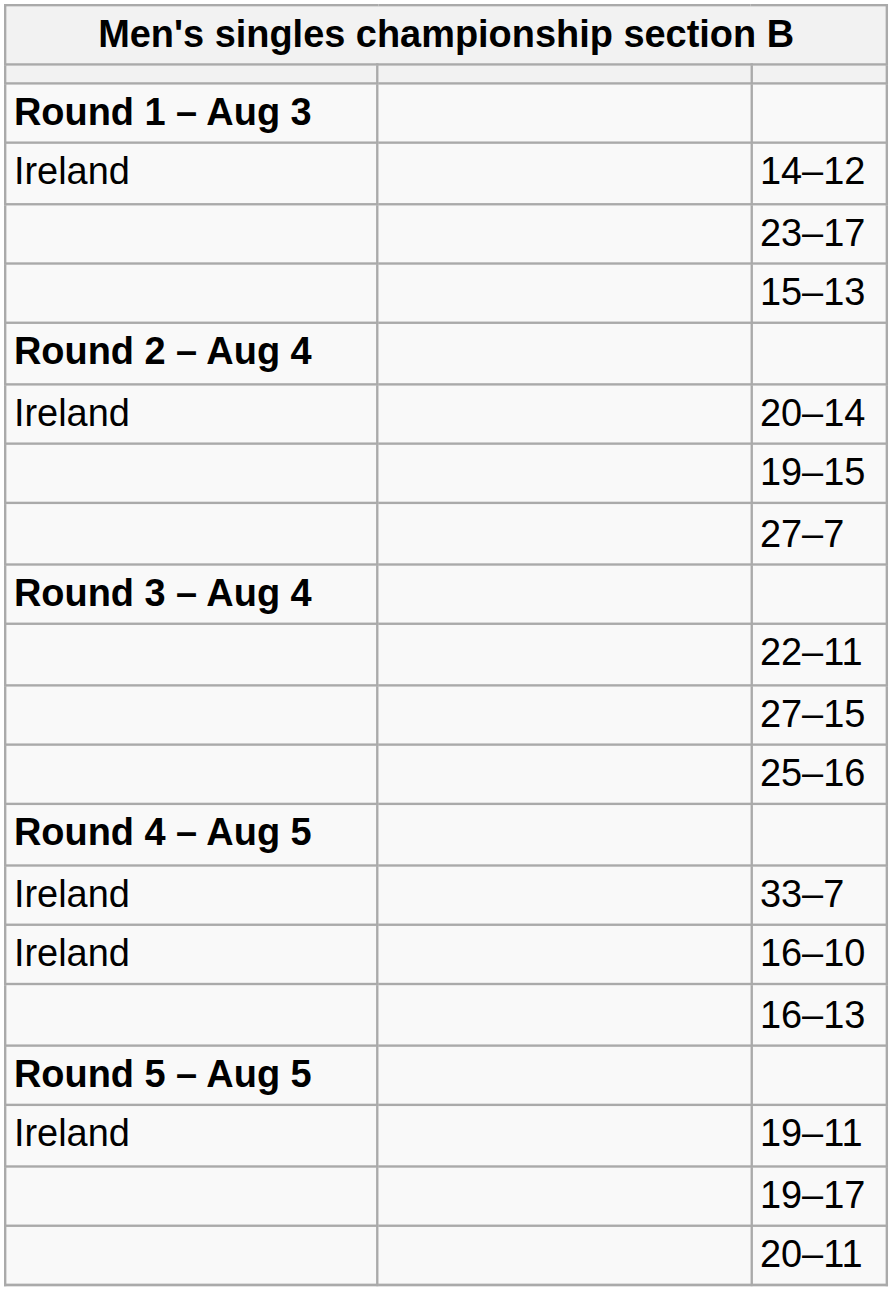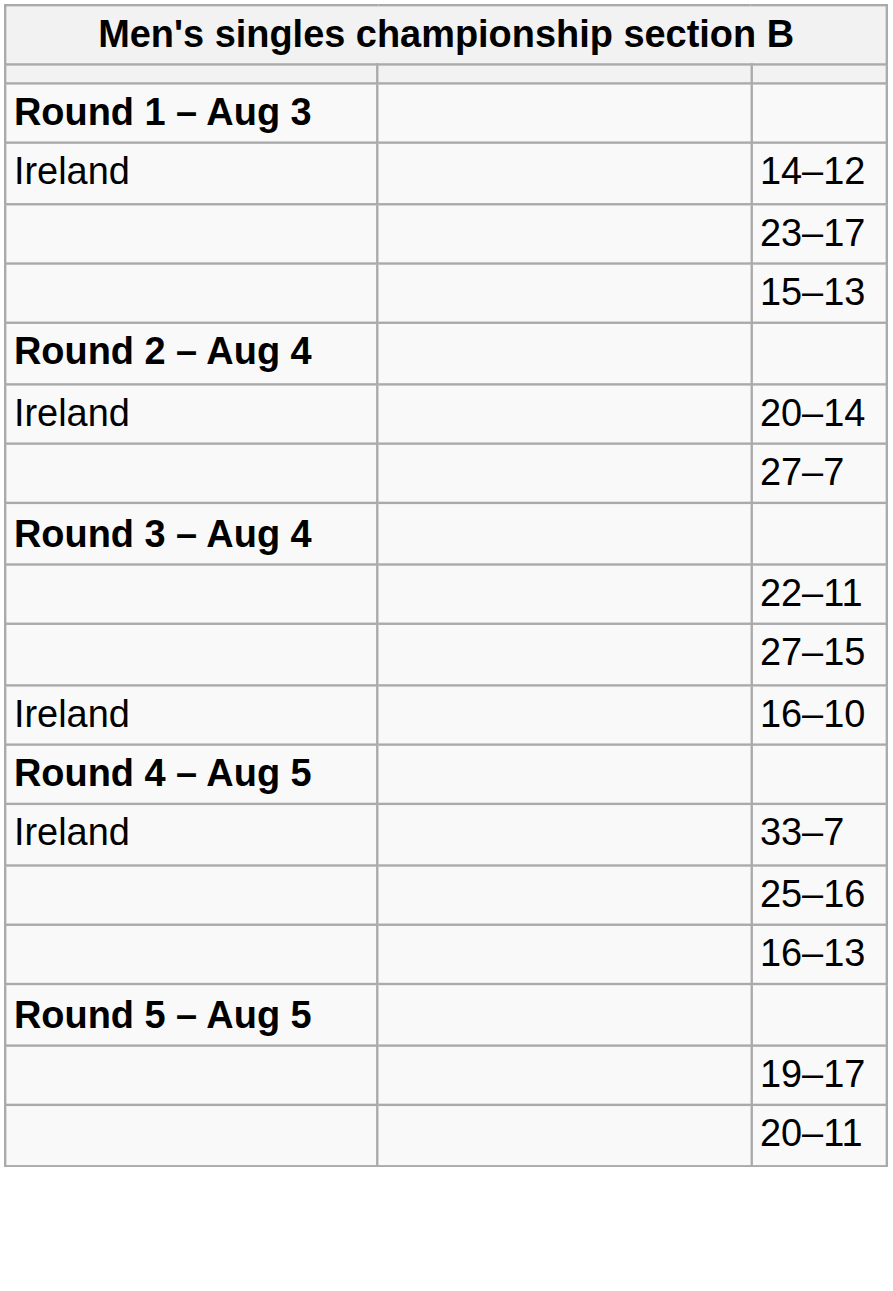- row: (192, 474)
rows swapped: (72, 954) <-> (192, 774)
- row: (72, 1134)
